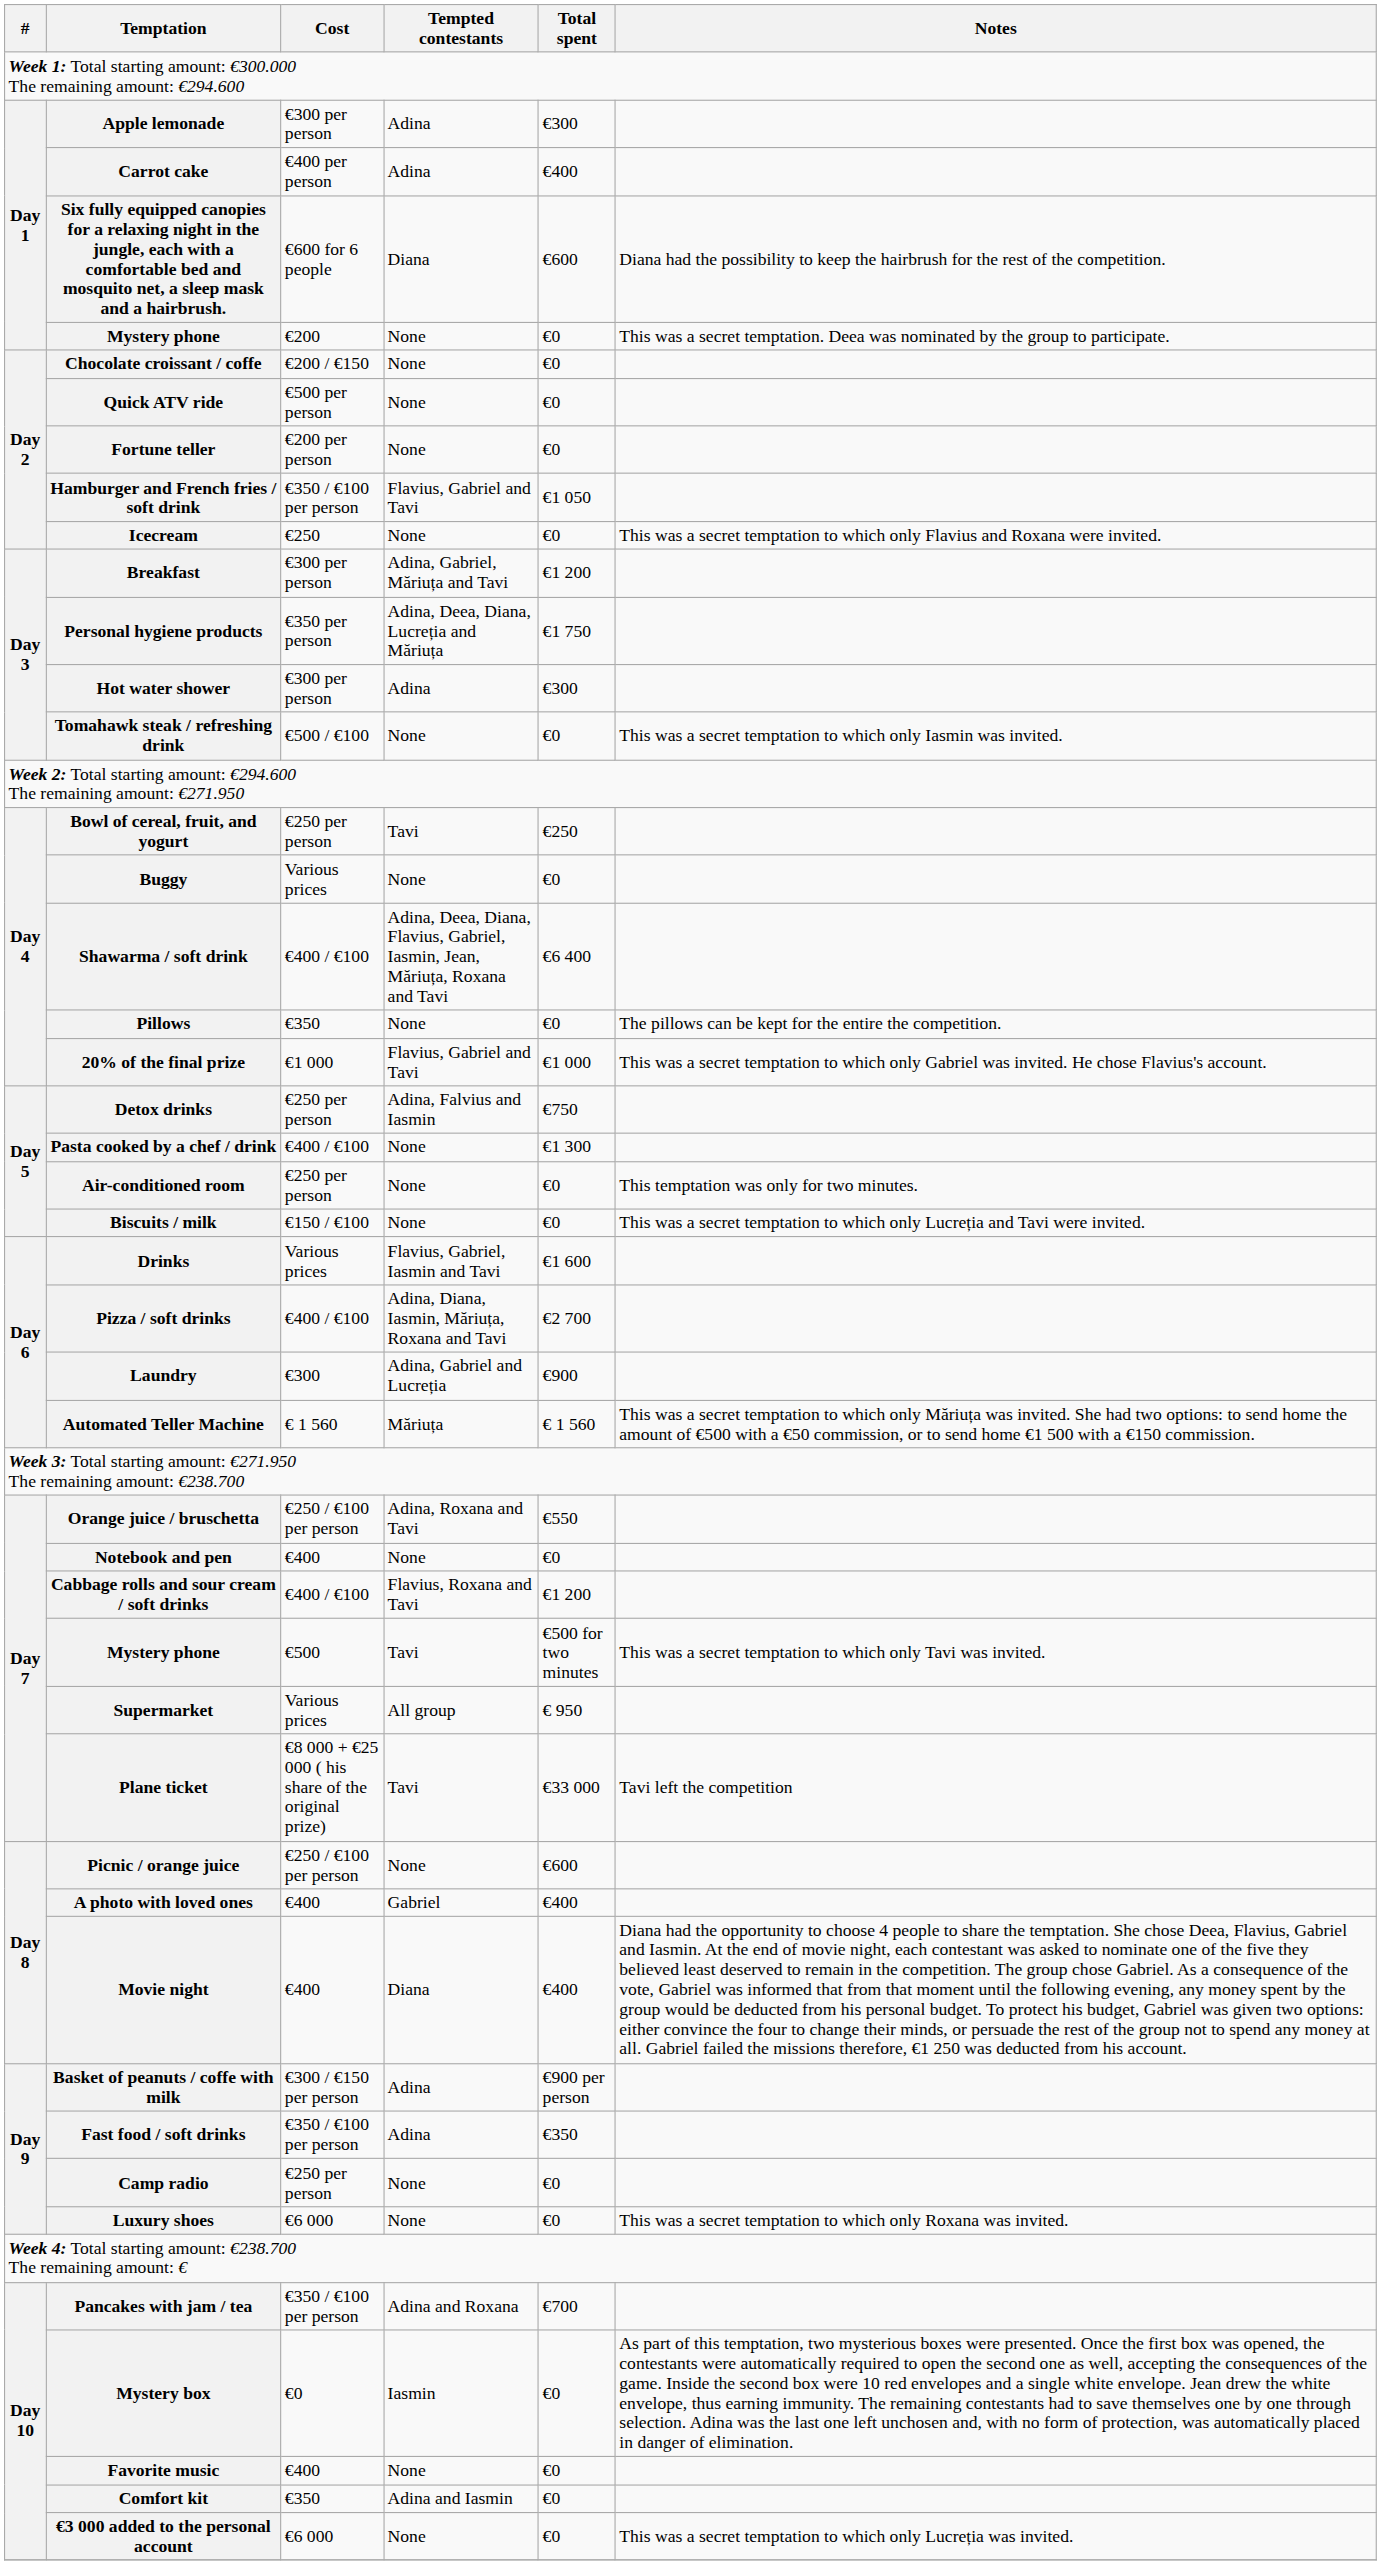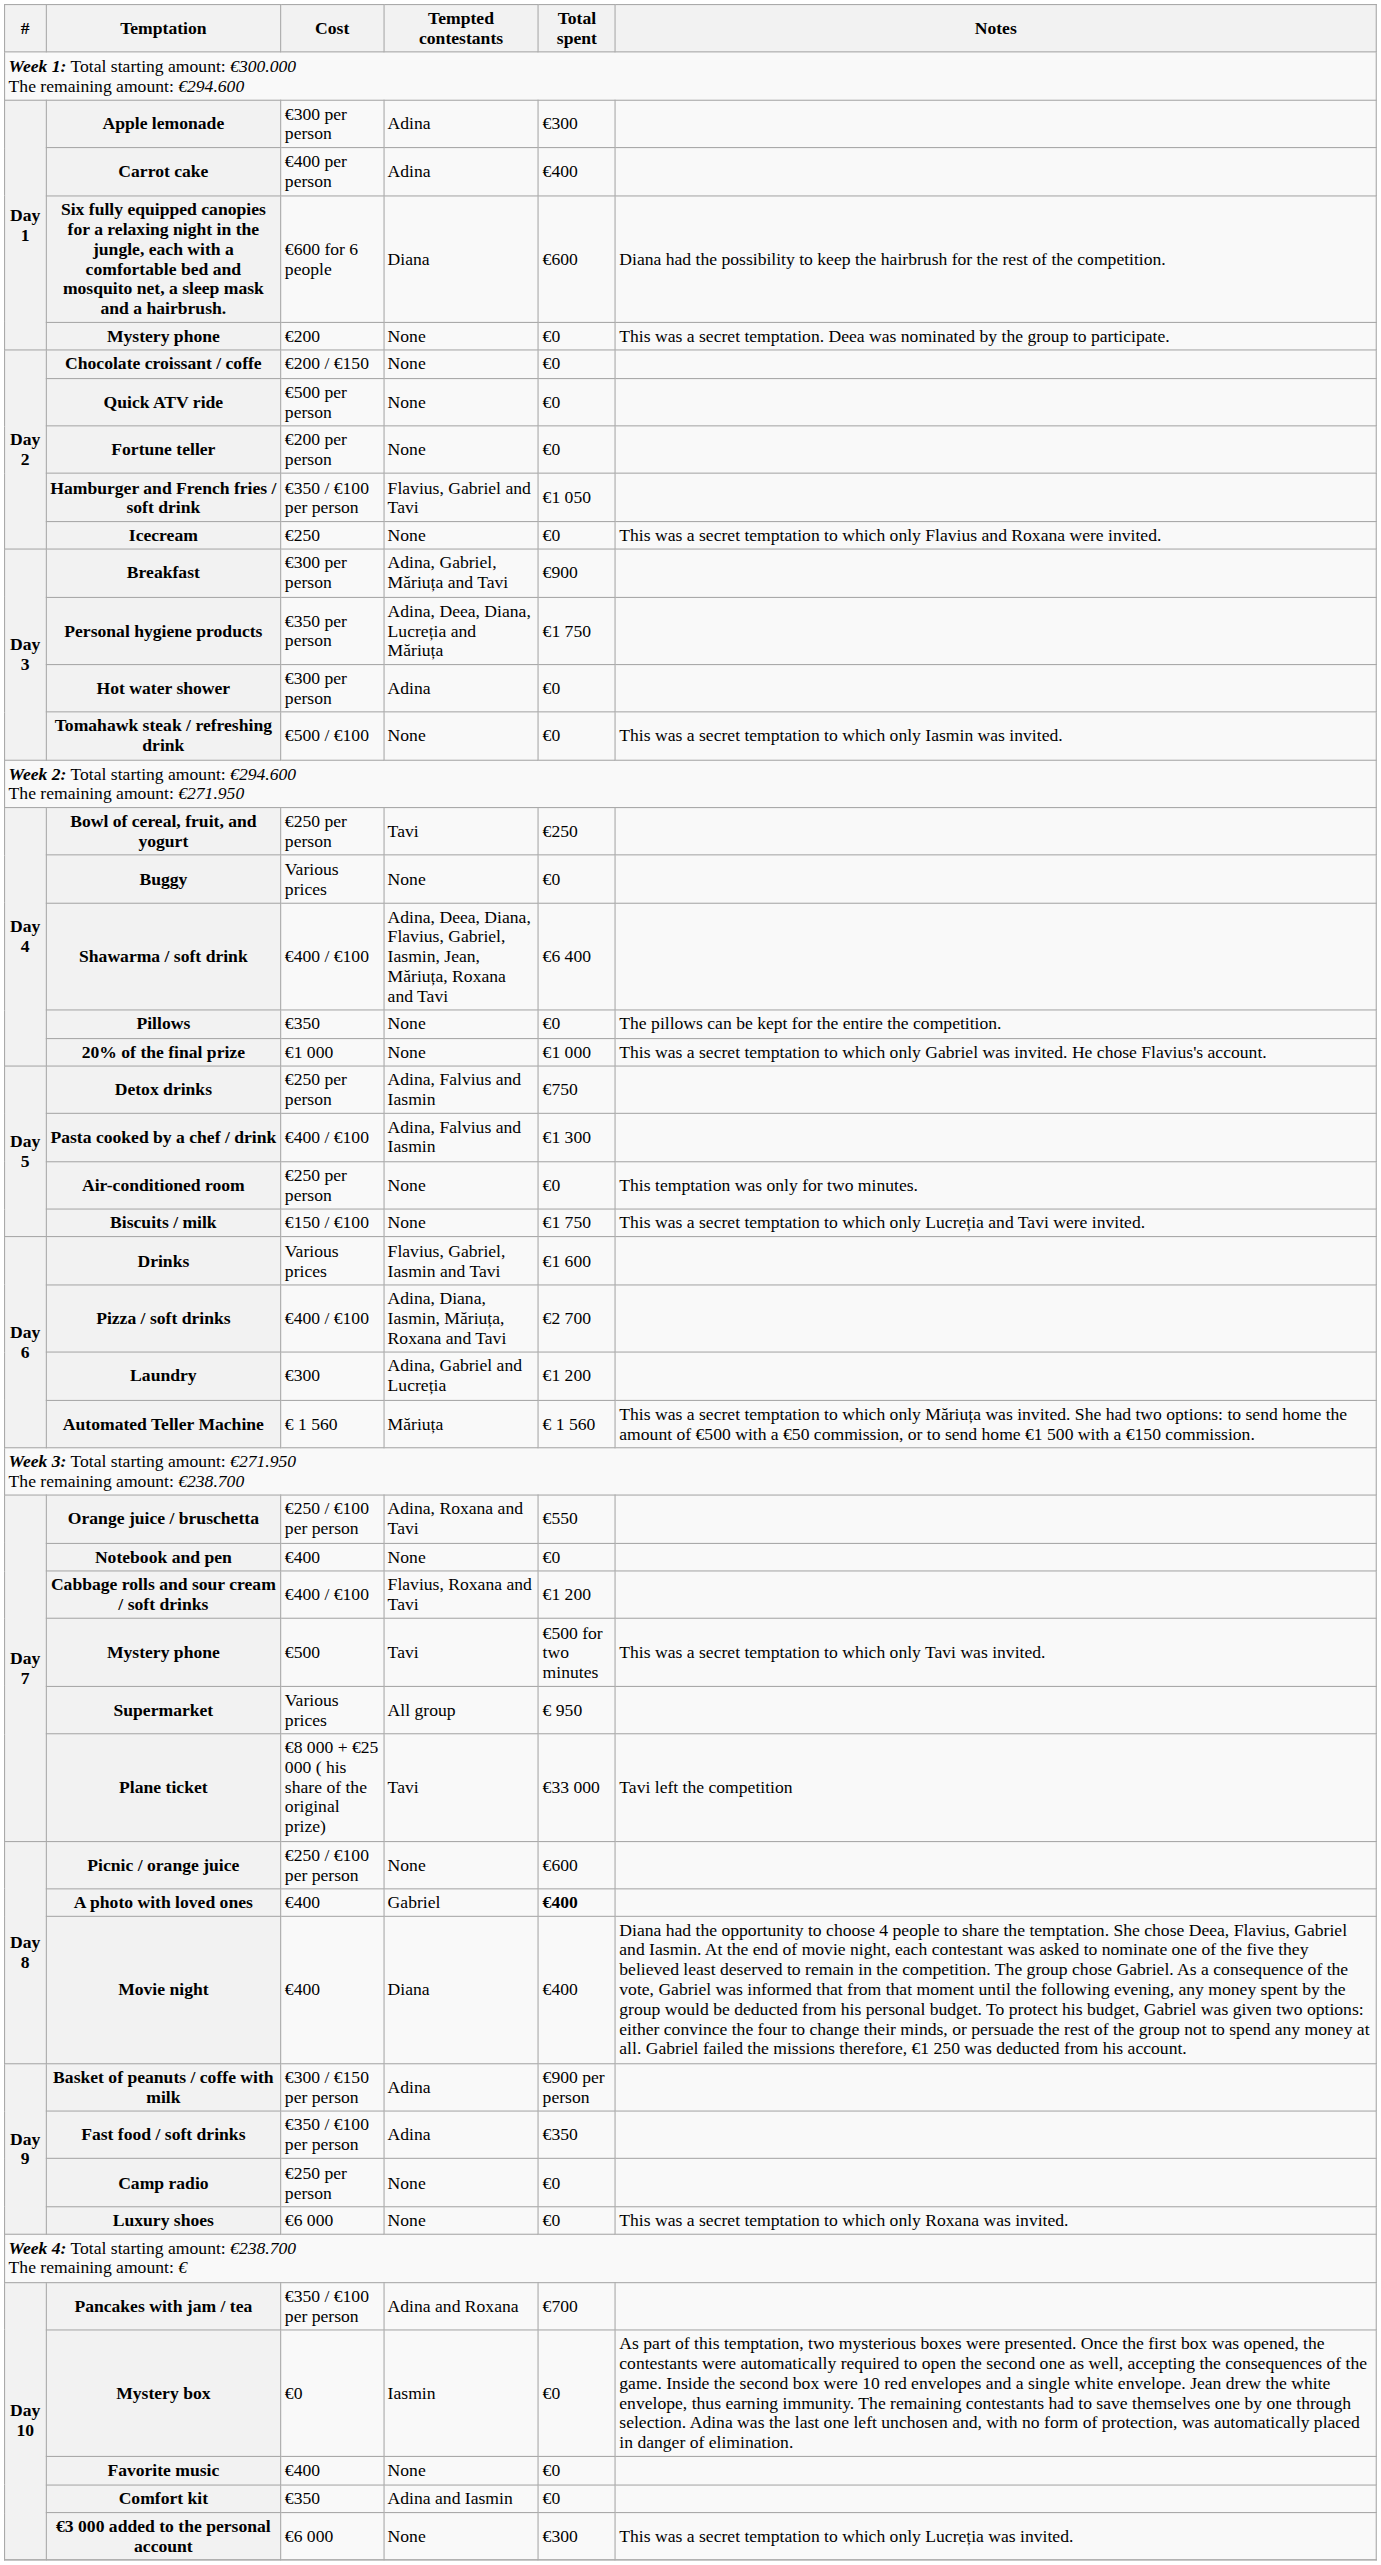(567, 572) €1 200 -> (560, 572) €900
(560, 688) €300 -> (551, 688) €0
(459, 1061) Flavius, Gabriel and Tavi -> (407, 1051) None
(407, 1147) None -> (454, 1137) Adina, Falvius and Iasmin
(551, 1222) €0 -> (567, 1222) €1 750
(560, 1375) €900 -> (567, 1375) €1 200
(560, 1902) normal -> (560, 1902) bold
(551, 2536) €0 -> (560, 2536) €300
